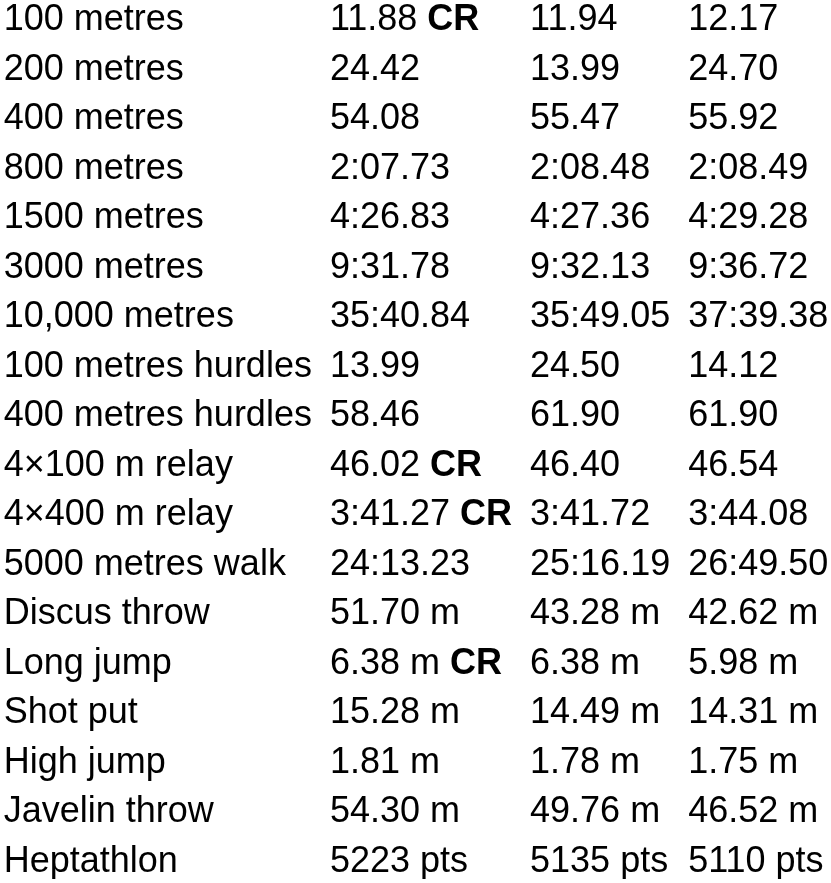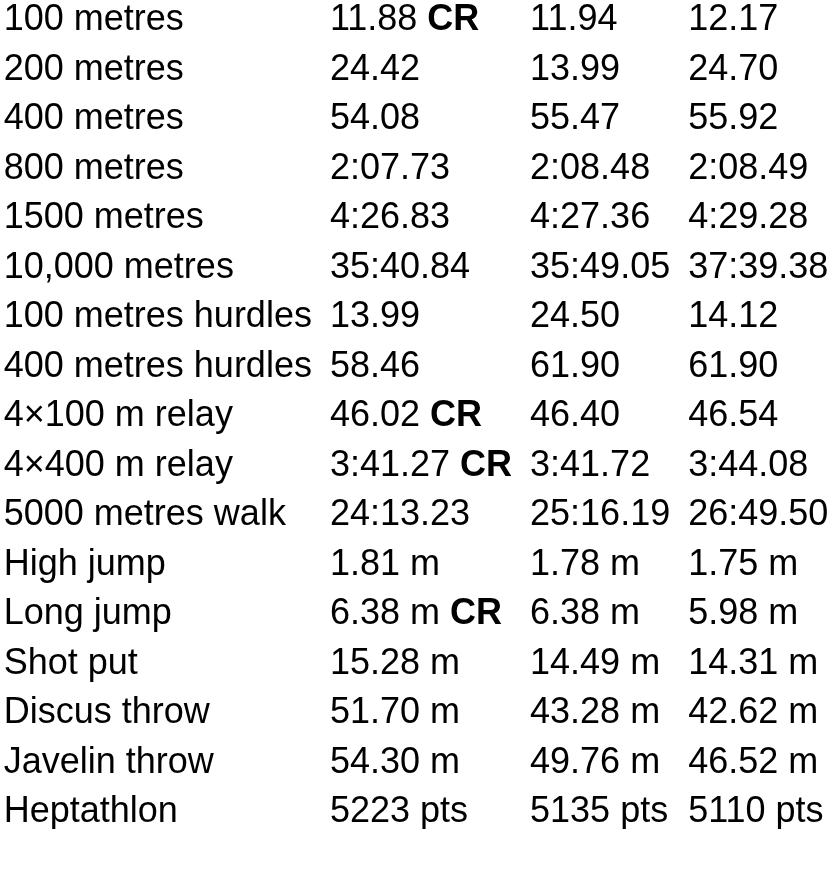- row: (104, 265)
rows swapped: (85, 760) <-> (107, 612)
